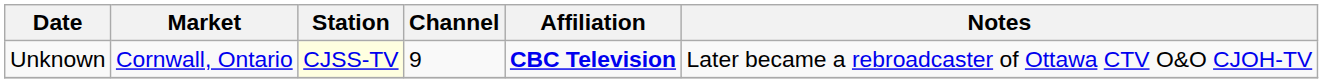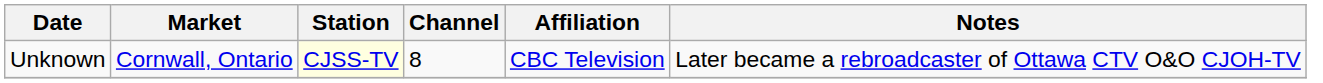(415, 58) 9 -> (415, 58) 8
(593, 58) bold -> (587, 58) normal
